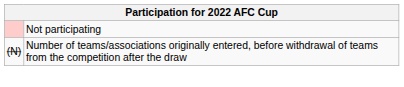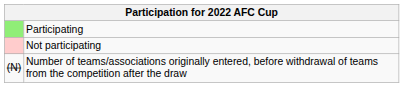+ row: (55, 29)
